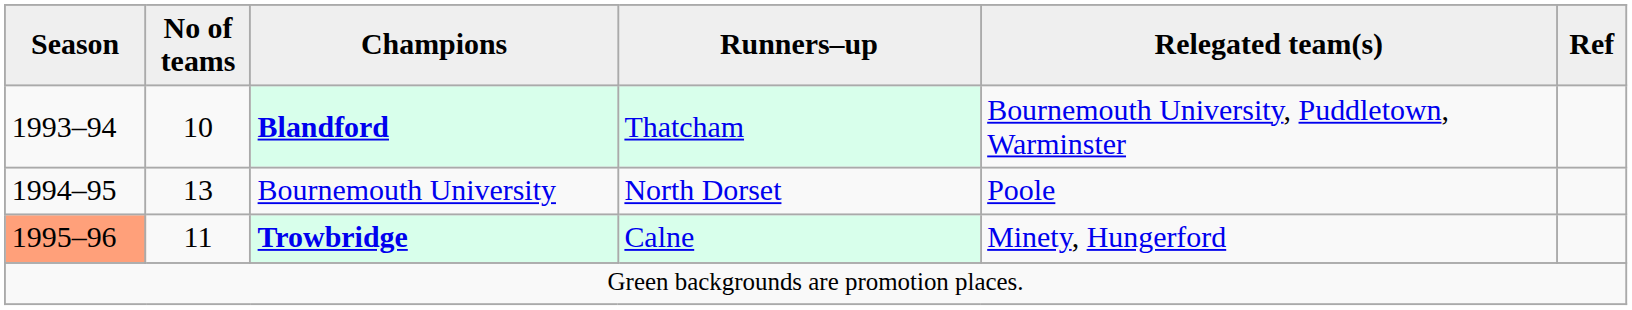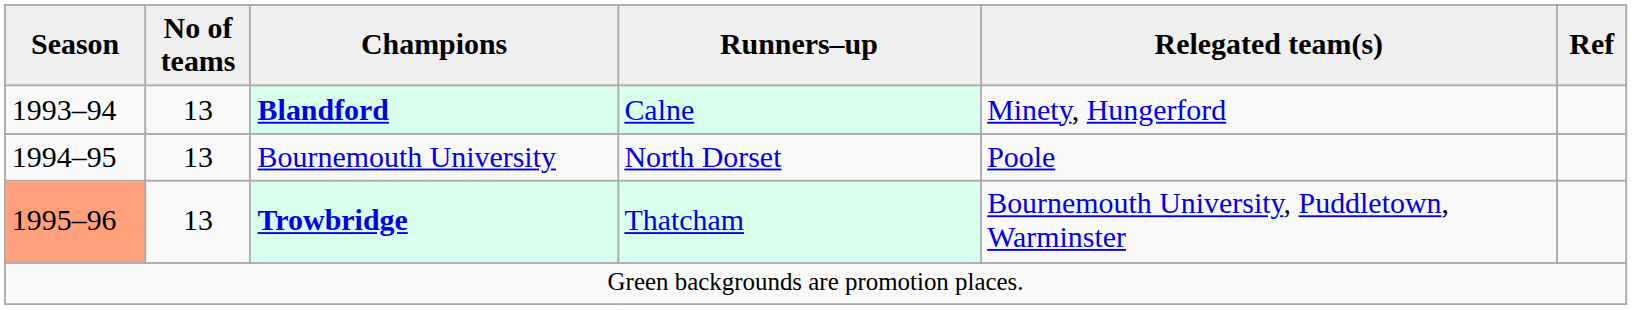(198, 126) 10 -> (198, 109) 13
(684, 126) Thatcham -> (659, 109) Calne
(1218, 126) Bournemouth University, Puddletown, Warminster -> (1107, 109) Minety, Hungerford
(198, 237) 11 -> (198, 221) 13
(659, 237) Calne -> (684, 221) Thatcham
(1107, 237) Minety, Hungerford -> (1218, 221) Bournemouth University, Puddletown, Warminster
